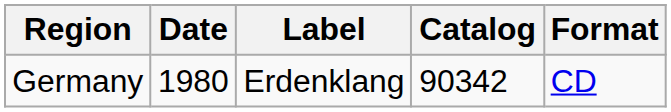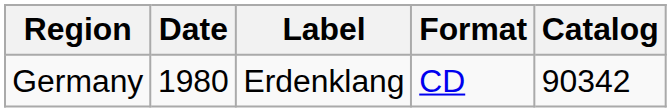columns swapped: (605, 29) <-> (478, 29)
